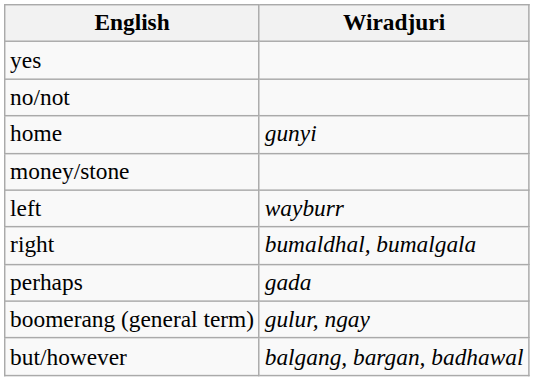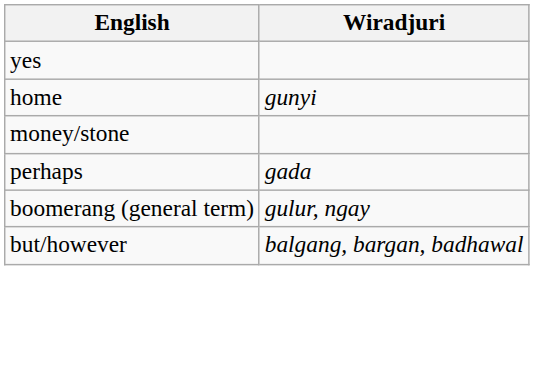- row: (40, 97)
- row: (26, 208)
- row: (32, 245)
